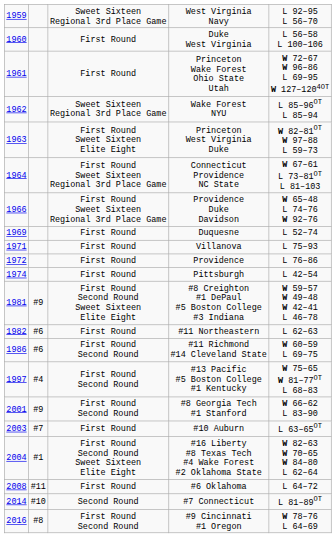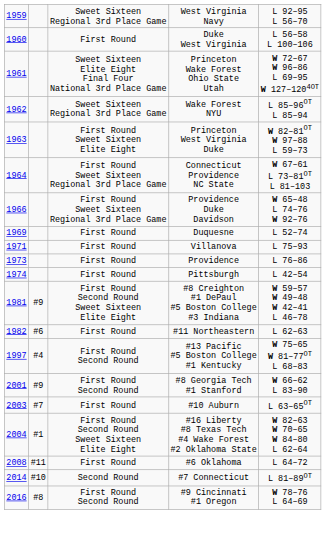(108, 74) First Round -> (108, 74) Sweet Sixteen Elite Eight Final Four National 3rd Place Game
(16, 261) 1972 -> (16, 261) 1973
- row: (219, 350)
